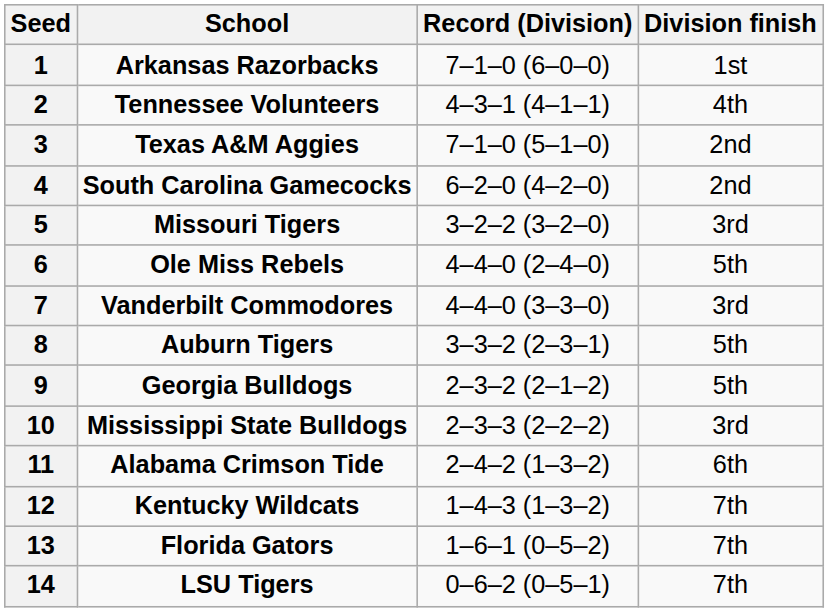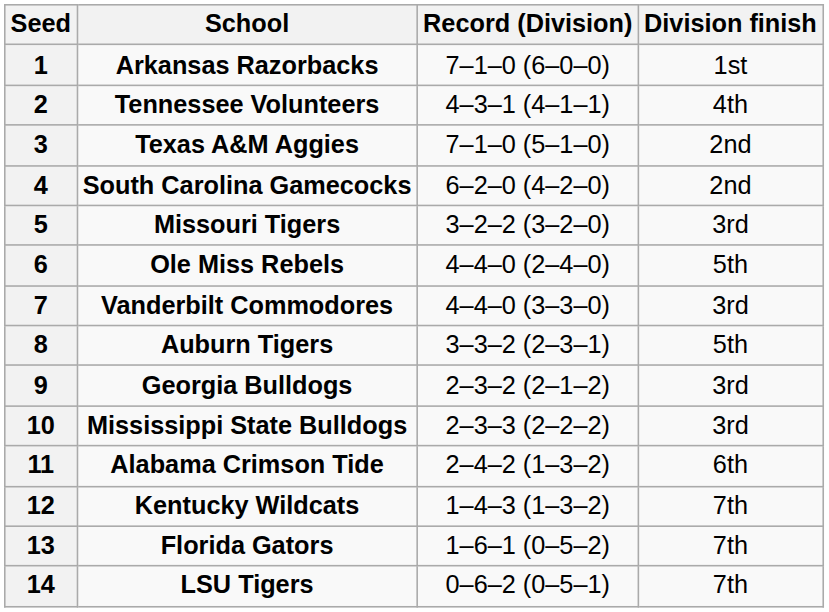(730, 385) 5th -> (730, 385) 3rd
